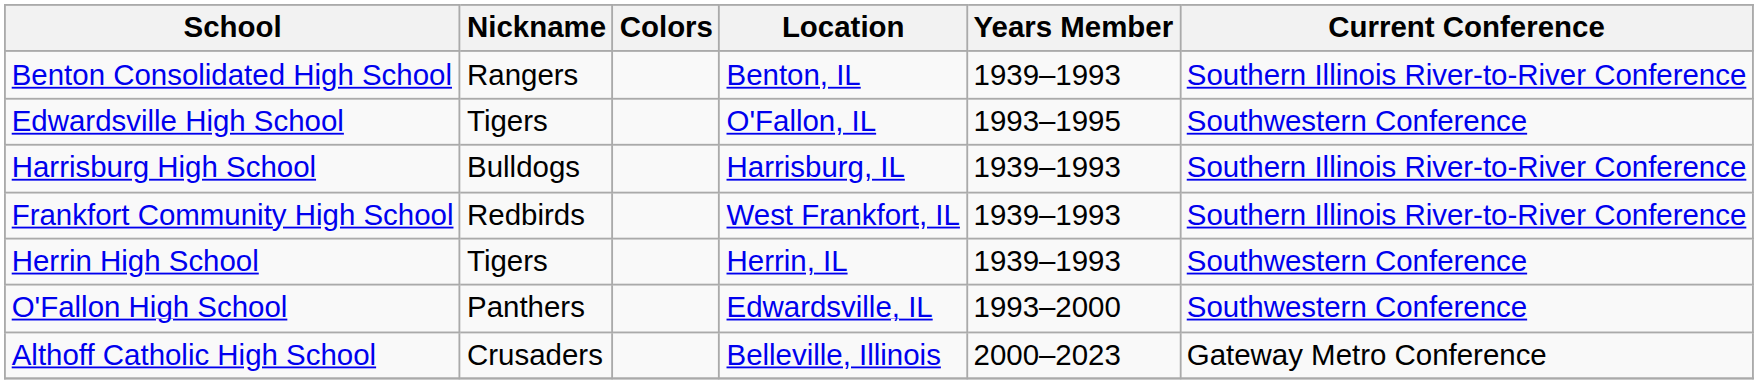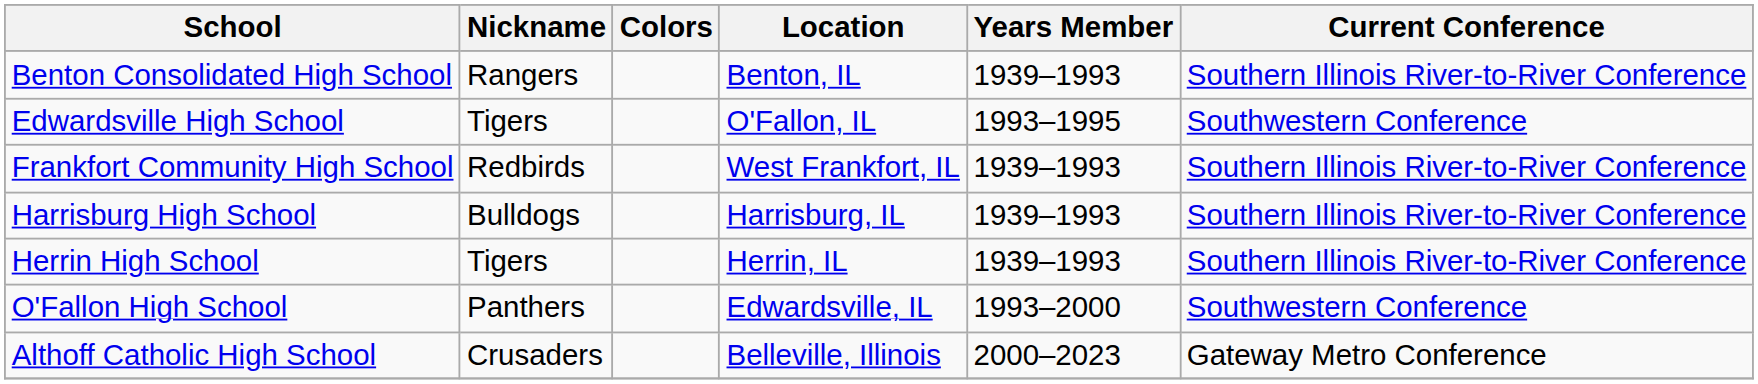rows swapped: (233, 214) <-> (164, 167)
(1357, 261) Southwestern Conference -> (1467, 261) Southern Illinois River-to-River Conference
